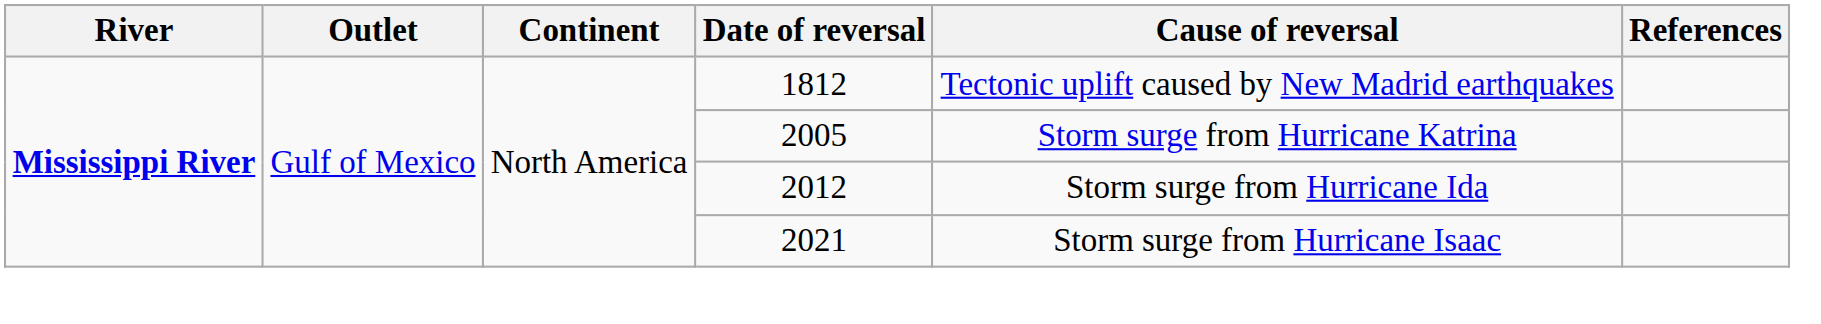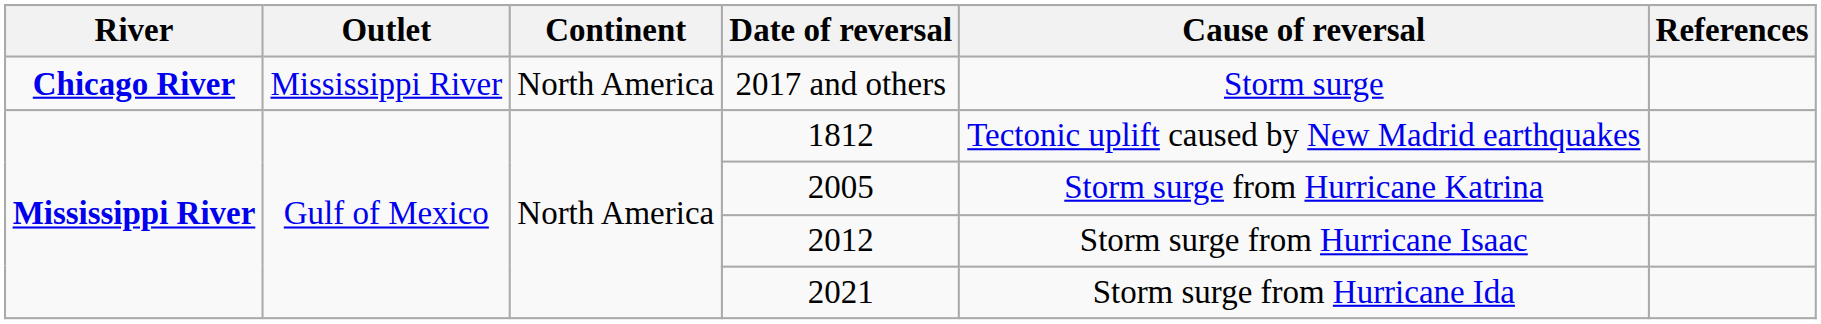+ row: (841, 82)
(1277, 187) Storm surge from Hurricane Ida -> (1304, 239) Storm surge from Hurricane Isaac
(1277, 239) Storm surge from Hurricane Isaac -> (1304, 291) Storm surge from Hurricane Ida
